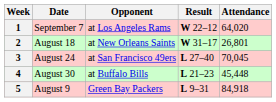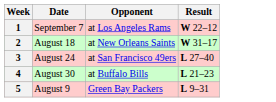- column: (245, 12)
